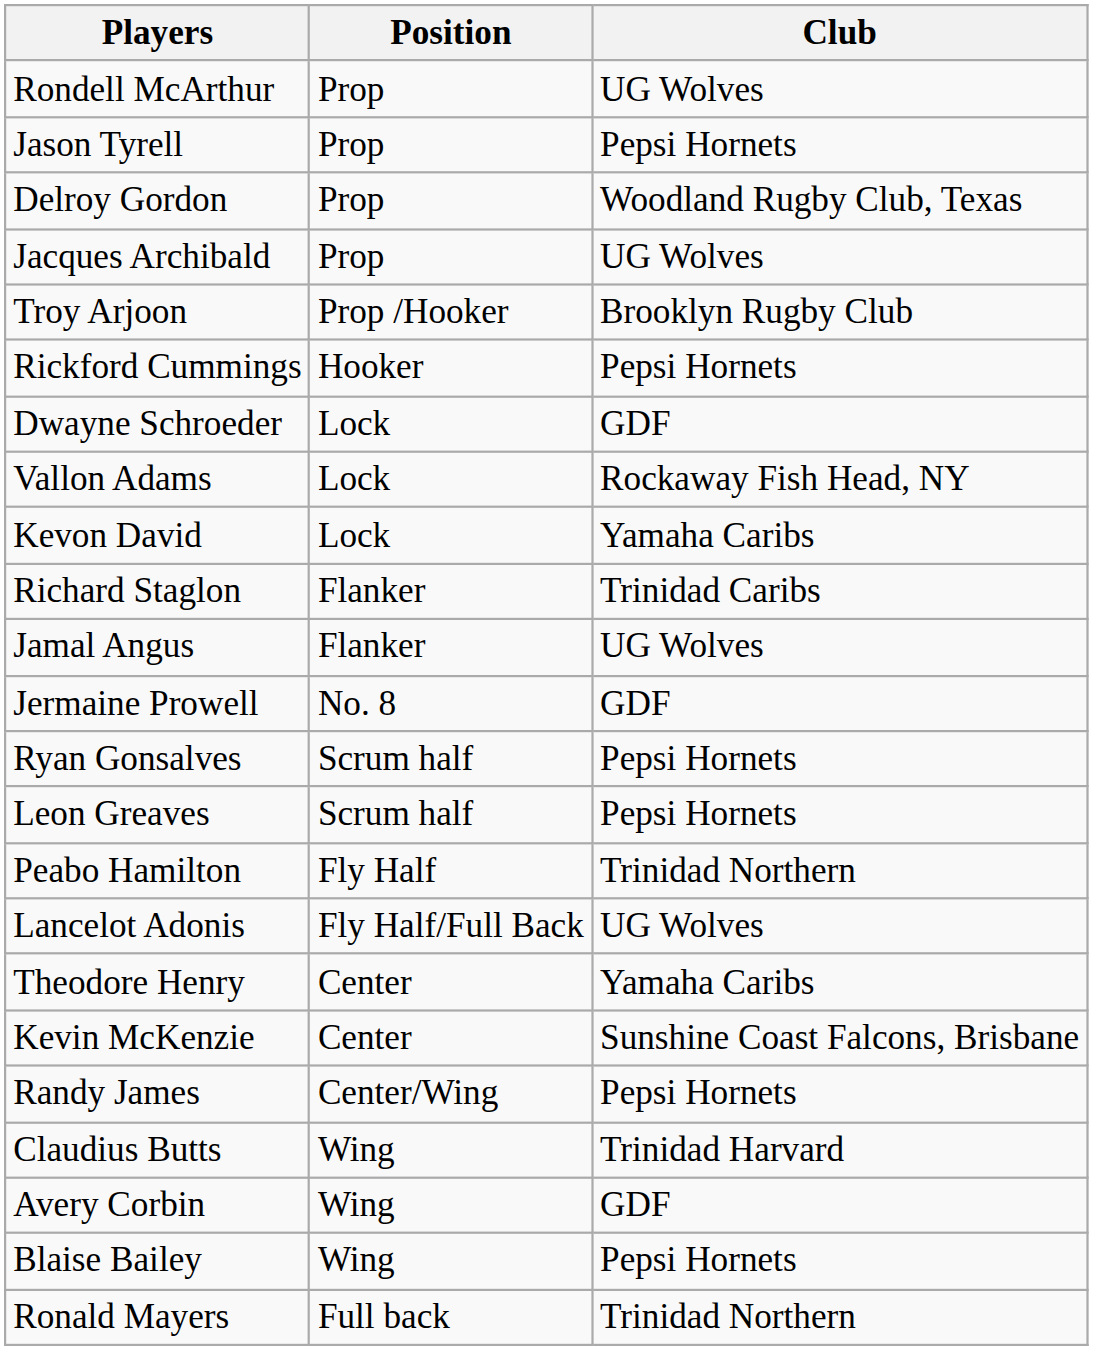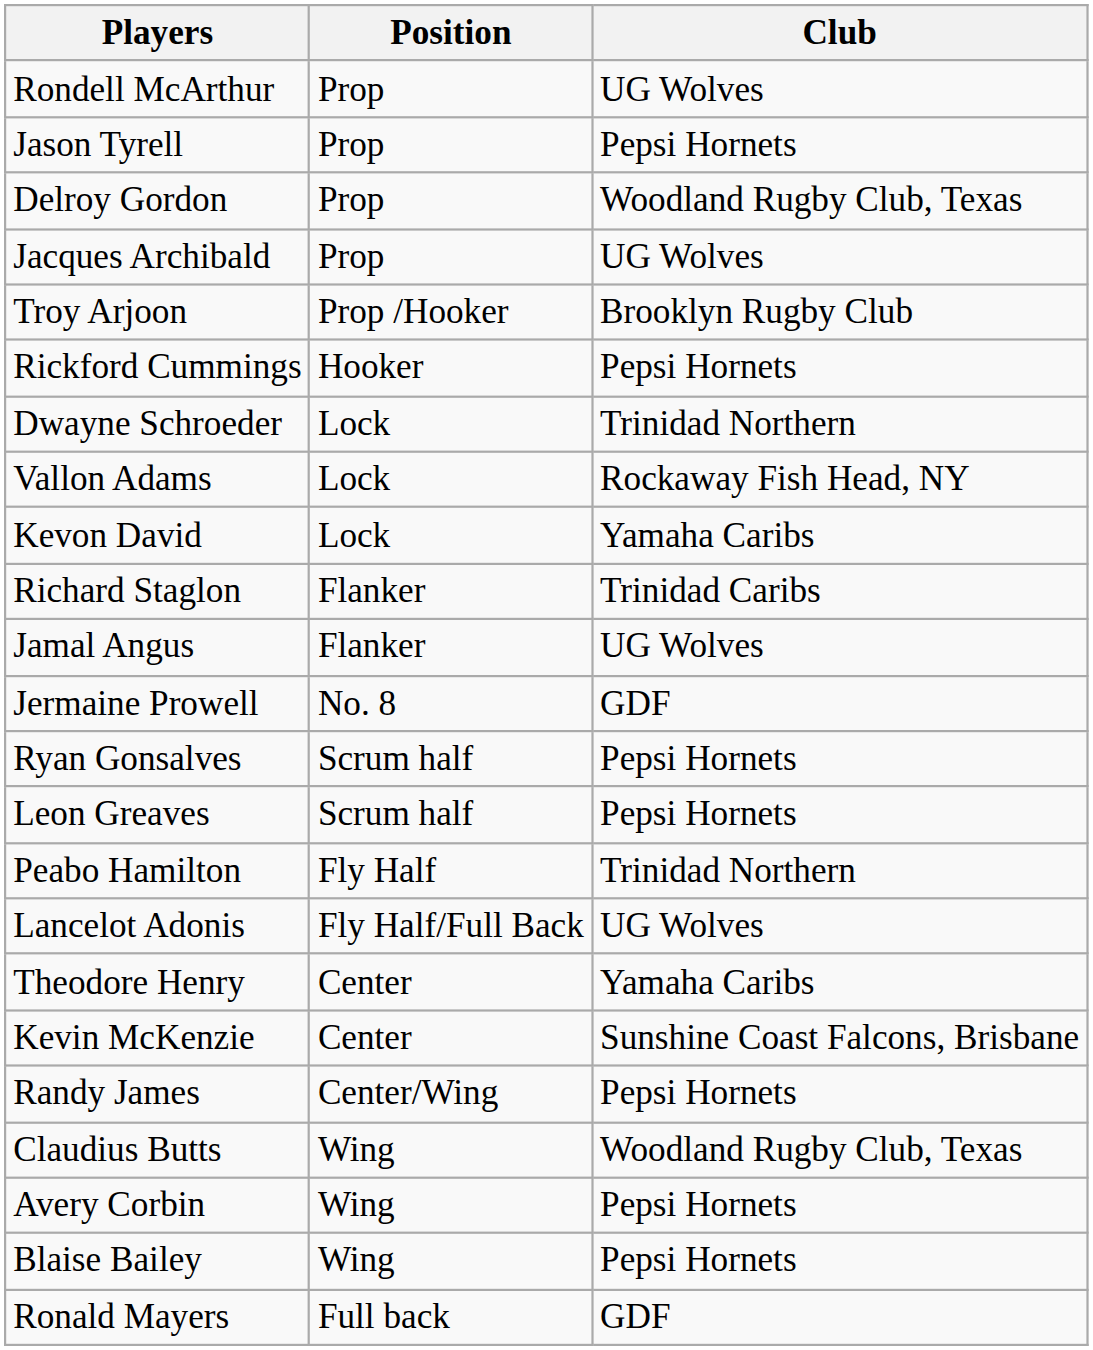(635, 423) GDF -> (728, 423) Trinidad Northern
(722, 1148) Trinidad Harvard -> (811, 1148) Woodland Rugby Club, Texas
(635, 1204) GDF -> (698, 1204) Pepsi Hornets
(728, 1316) Trinidad Northern -> (635, 1316) GDF
